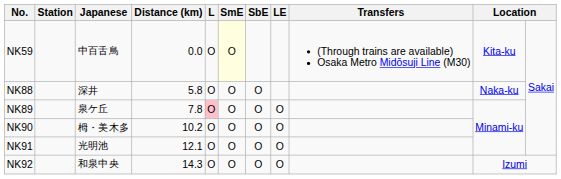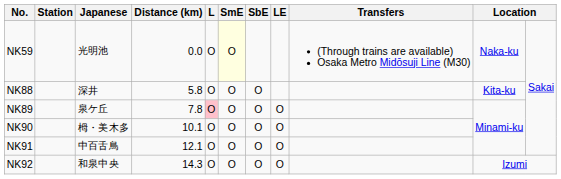(98, 51) 中百舌鳥 -> (93, 51) 光明池
(499, 51) Kita-ku -> (499, 51) Naka-ku
(499, 90) Naka-ku -> (499, 90) Kita-ku
(192, 127) 10.2 -> (192, 127) 10.1
(93, 145) 光明池 -> (98, 145) 中百舌鳥
